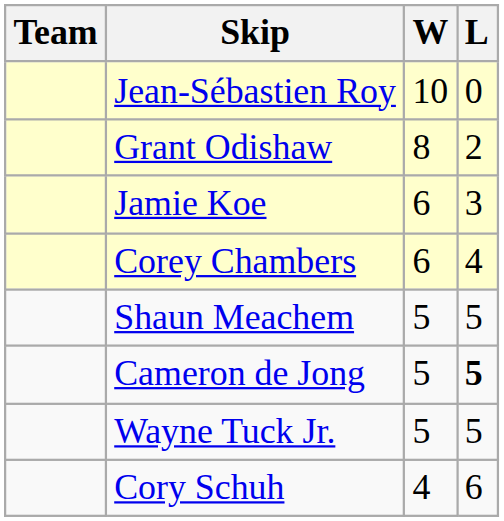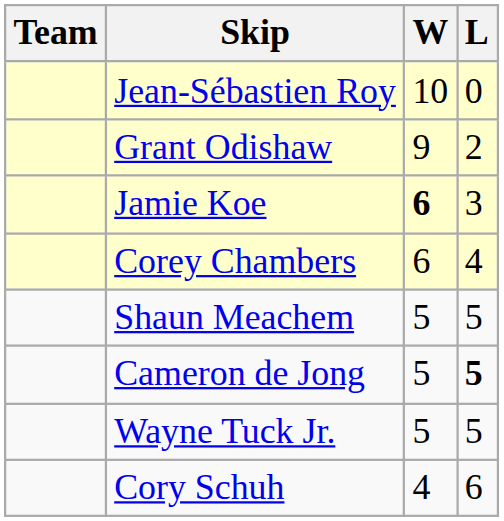(421, 146) 8 -> (421, 146) 9
(421, 203) normal -> (421, 203) bold
